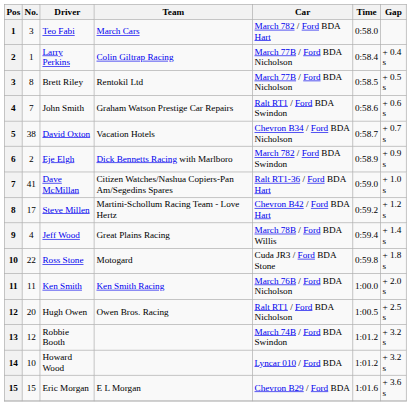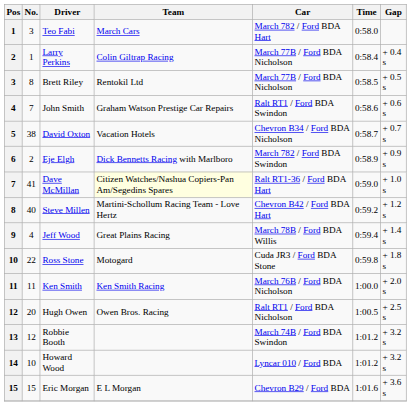(165, 184) no background -> (165, 184) lightyellow background
(31, 210) 17 -> (31, 210) 40
